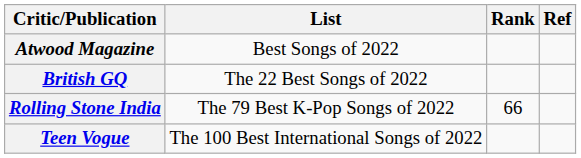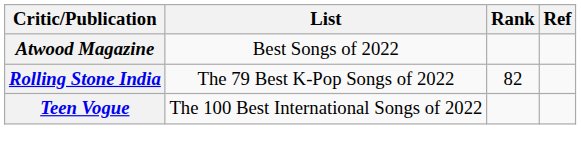- row: (85, 78)
(513, 108) 66 -> (513, 78) 82
